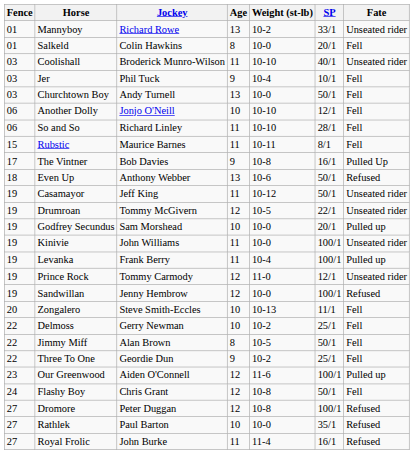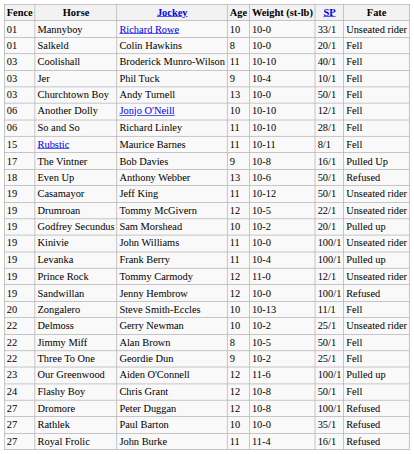(235, 29) 13 -> (235, 29) 10
(261, 29) 10-2 -> (261, 29) 10-0
(377, 62) Unseated rider -> (354, 62) Fell
(261, 227) 10-0 -> (261, 227) 10-2
(354, 326) Fell -> (377, 326) Unseated rider
